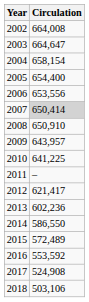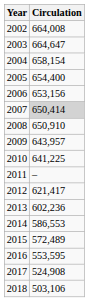(49, 93) 653,556 -> (49, 93) 653,156
(49, 223) 586,550 -> (49, 223) 586,553
(49, 256) 553,592 -> (49, 256) 553,595
